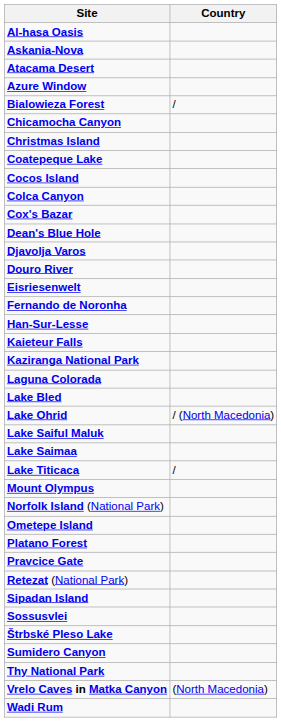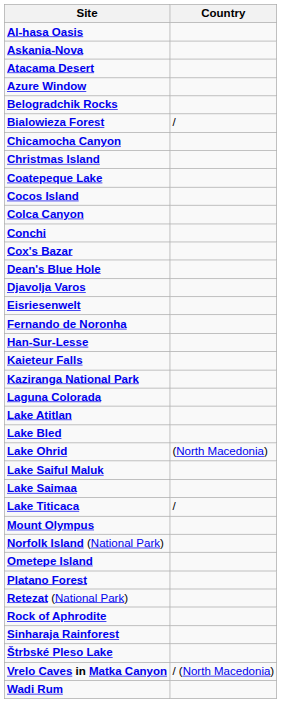+ row: (62, 104)
+ row: (27, 232)
- row: (40, 269)
+ row: (39, 415)
(223, 415) / (North Macedonia) -> (220, 452) (North Macedonia)
- row: (45, 561)
+ row: (57, 616)
+ row: (63, 634)
- row: (48, 598)
- row: (37, 616)
- row: (56, 653)
- row: (56, 671)
(220, 689) (North Macedonia) -> (223, 671) / (North Macedonia)
